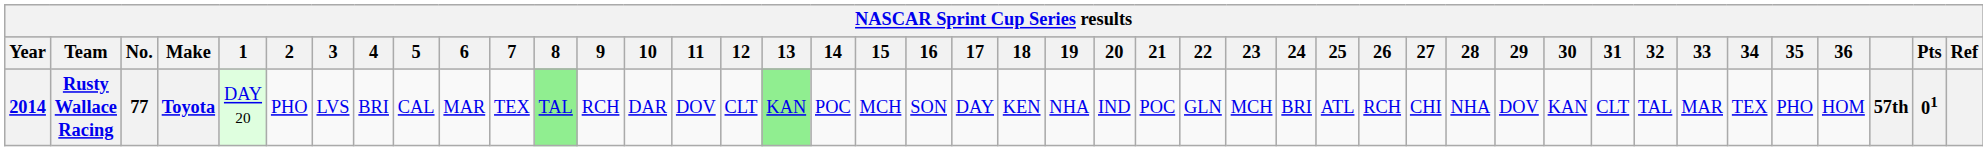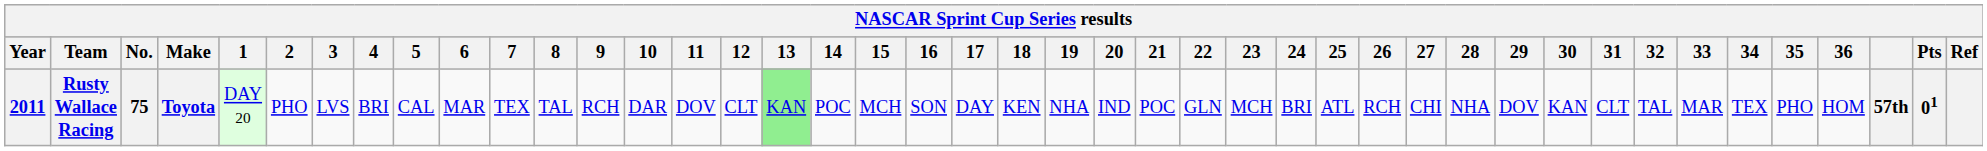(28, 106) 2014 -> (28, 106) 2011
(139, 106) 77 -> (139, 106) 75
(556, 106) lightgreen background -> (556, 106) no background
